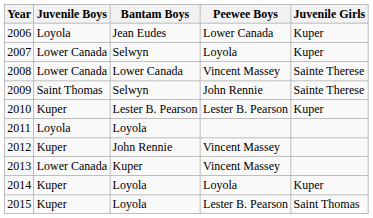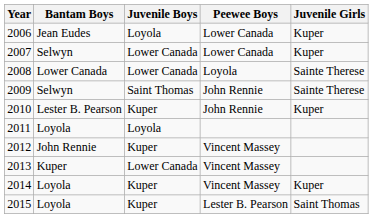columns swapped: (72, 14) <-> (155, 14)
(220, 52) Loyola -> (238, 52) Lower Canada
(242, 71) Vincent Massey -> (220, 71) Loyola
(246, 109) Lester B. Pearson -> (233, 109) John Rennie
(220, 185) Loyola -> (242, 185) Vincent Massey
